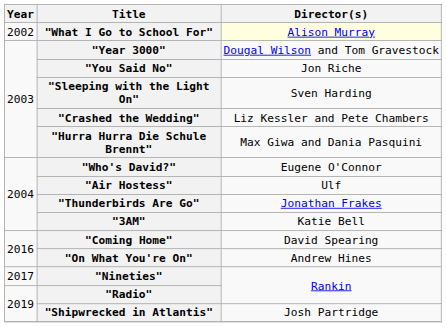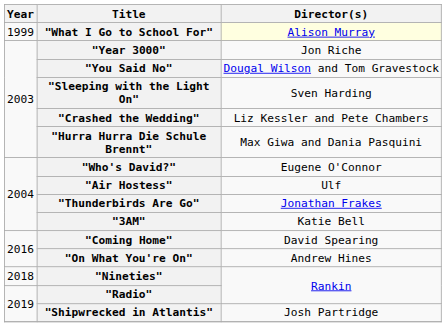(21, 32) 2002 -> (21, 32) 1999
(331, 50) Dougal Wilson and Tom Gravestock -> (331, 50) Jon Riche
(331, 68) Jon Riche -> (331, 68) Dougal Wilson and Tom Gravestock
(21, 276) 2017 -> (21, 276) 2018
